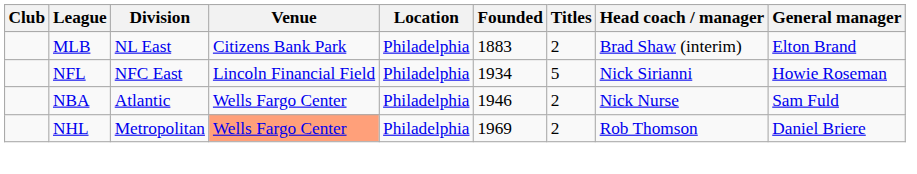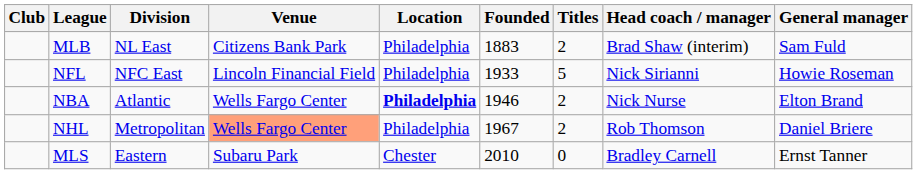(814, 45) Elton Brand -> (812, 45) Sam Fuld
(495, 73) 1934 -> (501, 73) 1933
(426, 100) normal -> (430, 100) bold
(806, 100) Sam Fuld -> (821, 100) Elton Brand
(495, 127) 1969 -> (501, 127) 1967
+ row: (71, 155)
